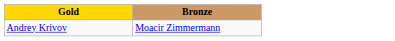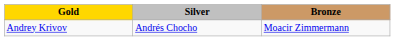+ column: (197, 12)
